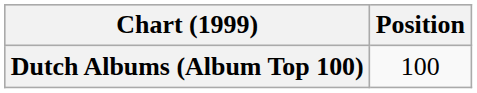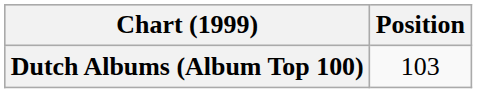(420, 66) 100 -> (420, 66) 103
